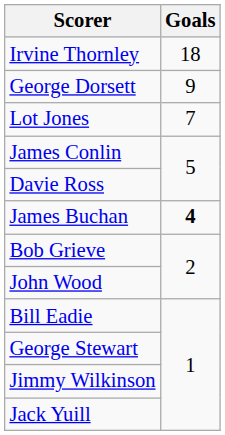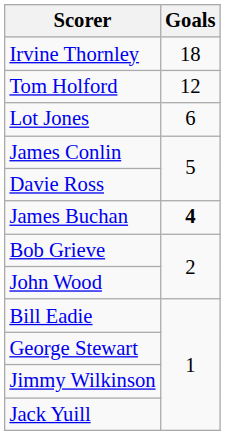+ row: (63, 86)
- row: (73, 86)
(190, 119) 7 -> (190, 119) 6
